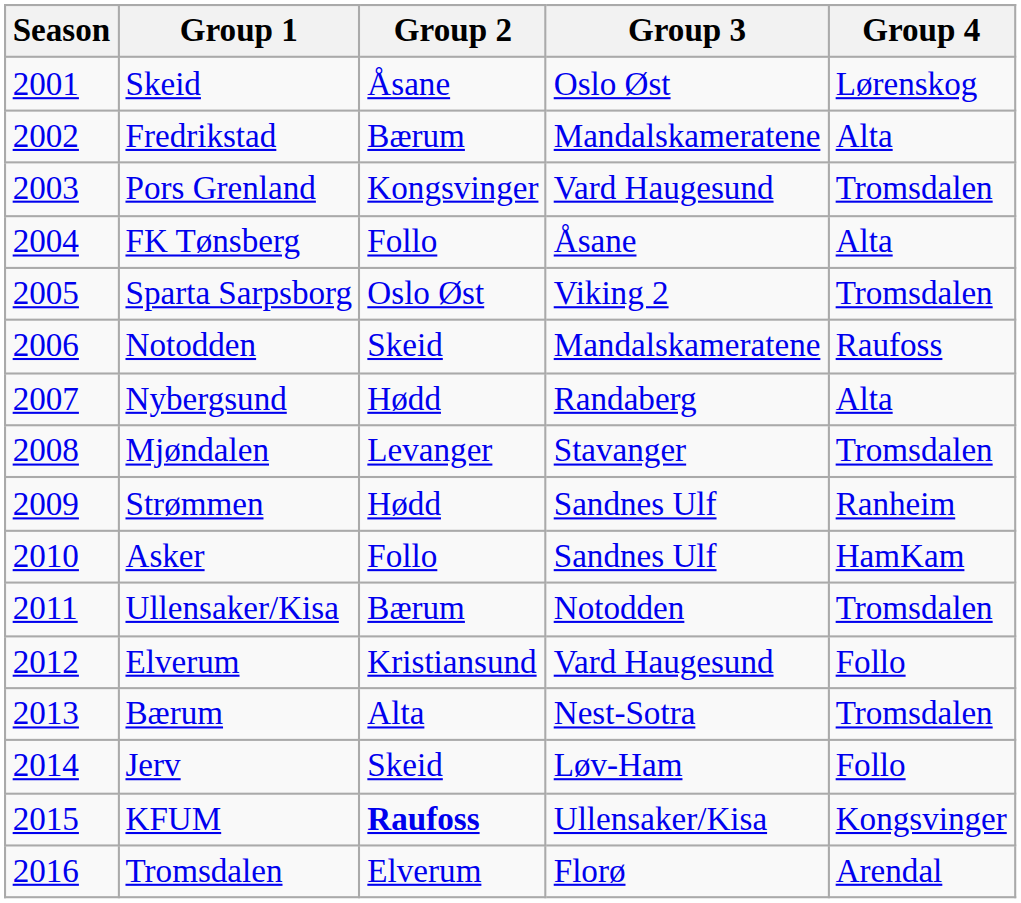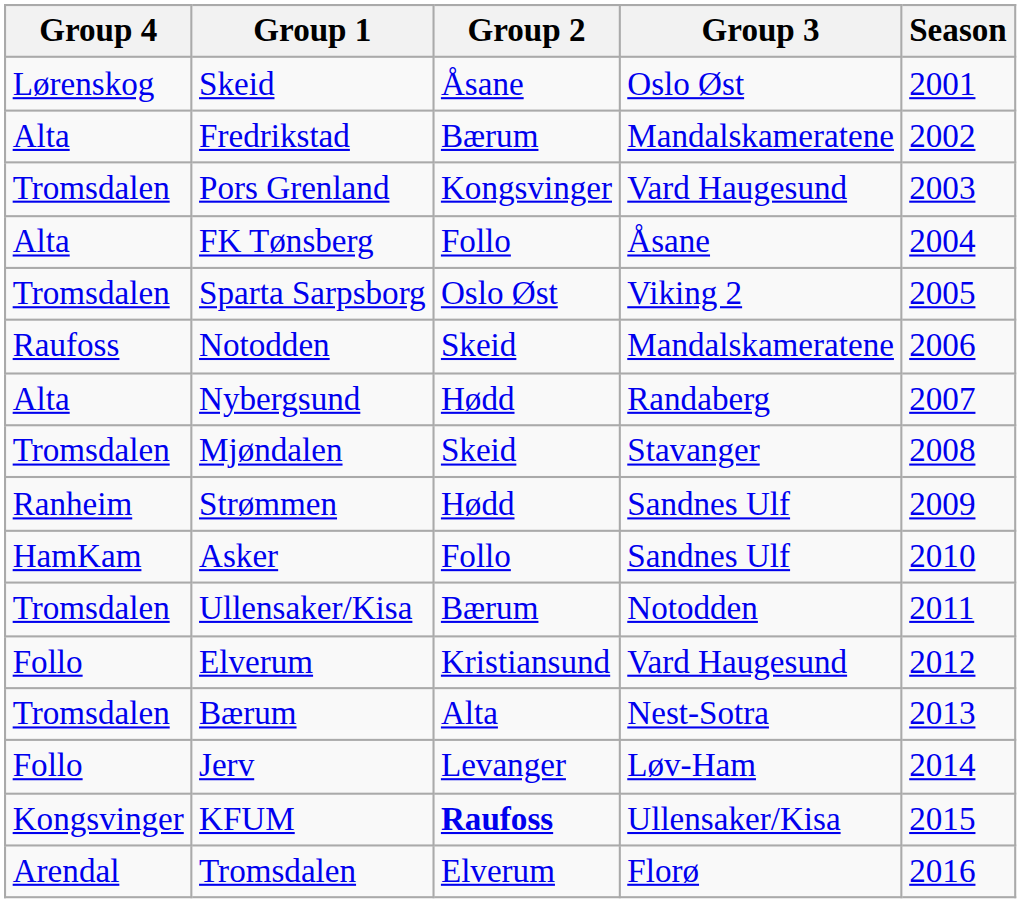columns swapped: (61, 30) <-> (921, 30)
(430, 450) Levanger -> (479, 450) Skeid
(405, 766) Skeid -> (503, 766) Levanger
